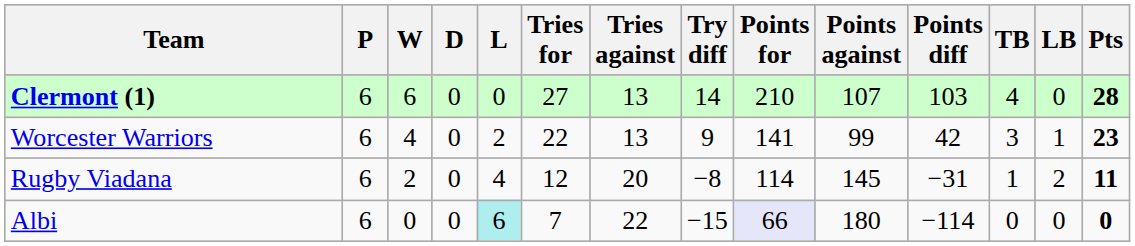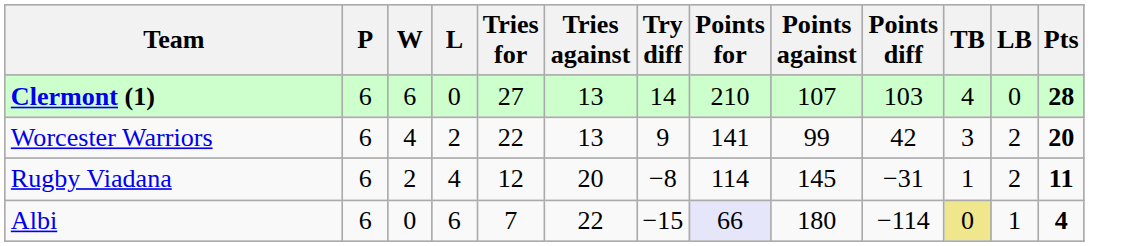- column: (454, 39)
(1059, 137) 1 -> (1014, 137) 2
(1106, 137) 23 -> (1061, 137) 20
(499, 219) paleturquoise background -> (454, 219) no background
(1012, 219) no background -> (968, 219) khaki background
(1059, 219) 0 -> (1014, 219) 1
(1106, 219) 0 -> (1061, 219) 4
